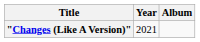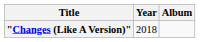(146, 29) 2021 -> (146, 29) 2018
